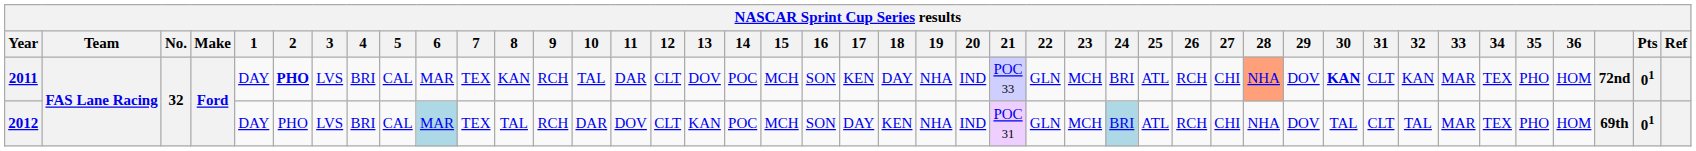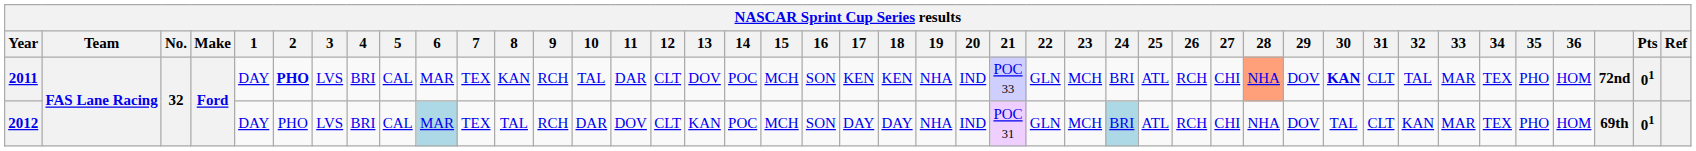(897, 78) DAY -> (897, 78) KEN
(1418, 78) KAN -> (1418, 78) TAL
(897, 123) KEN -> (897, 123) DAY
(1418, 123) TAL -> (1418, 123) KAN
